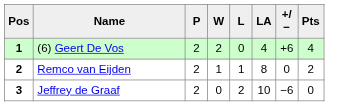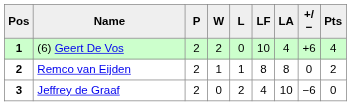+ column: (263, 21)
